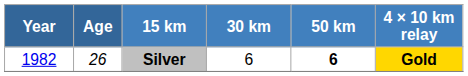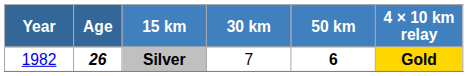(98, 59) normal -> (98, 59) bold
(249, 59) 6 -> (249, 59) 7
